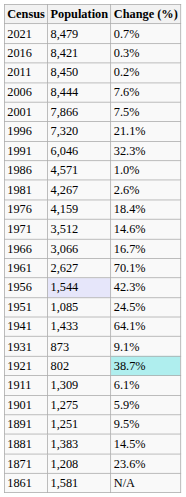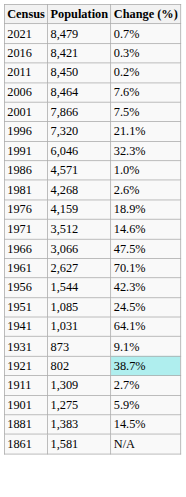(64, 92) 8,444 -> (64, 92) 8,464
(64, 190) 4,267 -> (64, 190) 4,268
(130, 209) 18.4% -> (130, 209) 18.9%
(130, 248) 16.7% -> (130, 248) 47.5%
(64, 287) lavender background -> (64, 287) no background
(64, 326) 1,433 -> (64, 326) 1,031
(127, 385) 6.1% -> (127, 385) 2.7%
- row: (20, 424)
- row: (20, 463)
